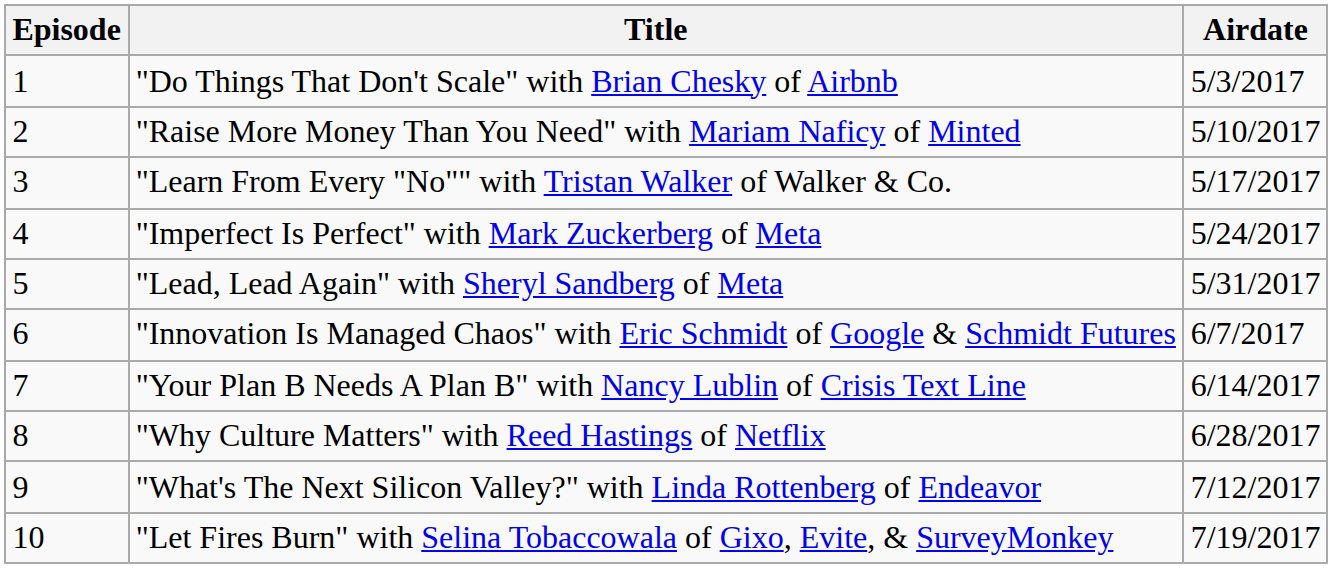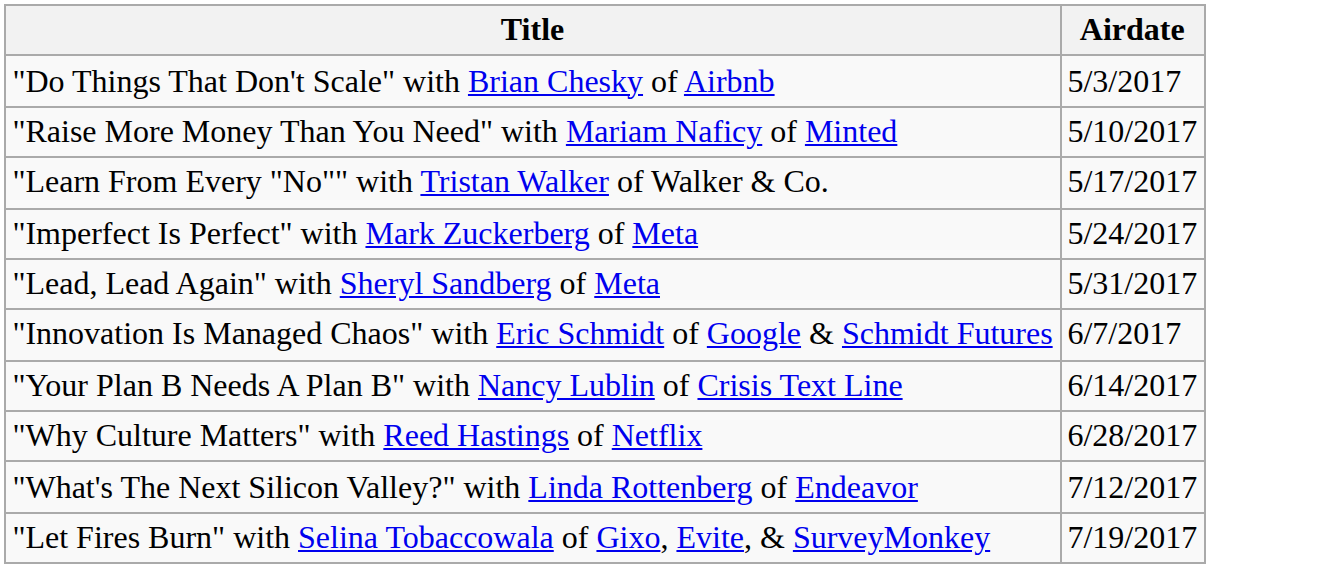- column: (67, 29)
